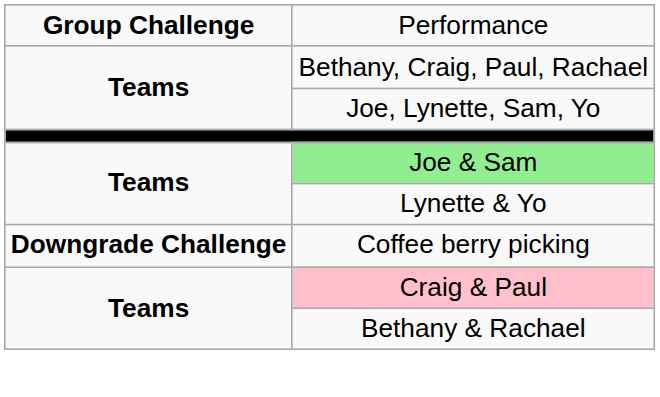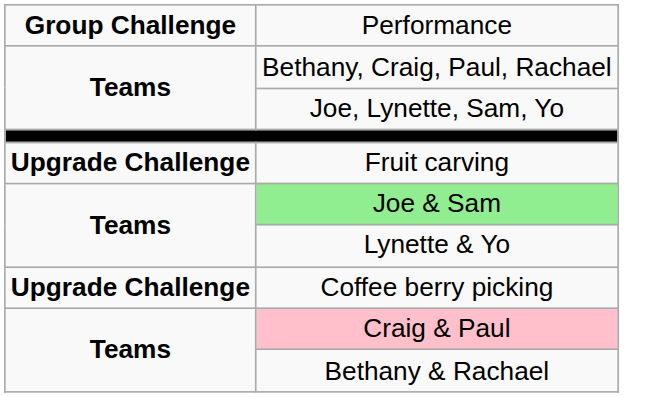+ row: (437, 162)
(149, 245) Downgrade Challenge -> (130, 287) Upgrade Challenge
